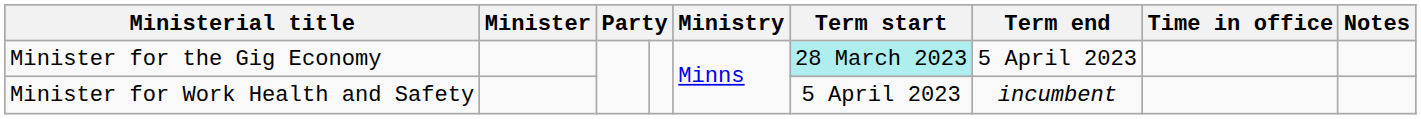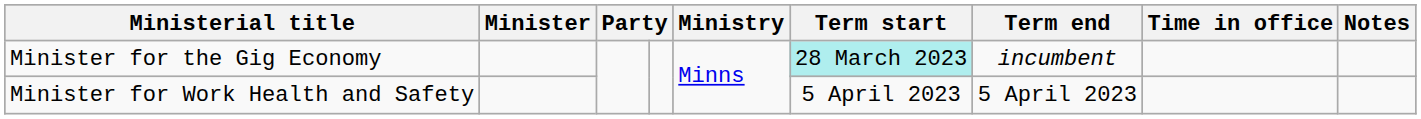(1057, 59) 5 April 2023 -> (1057, 59) incumbent
(1057, 95) incumbent -> (1057, 95) 5 April 2023
